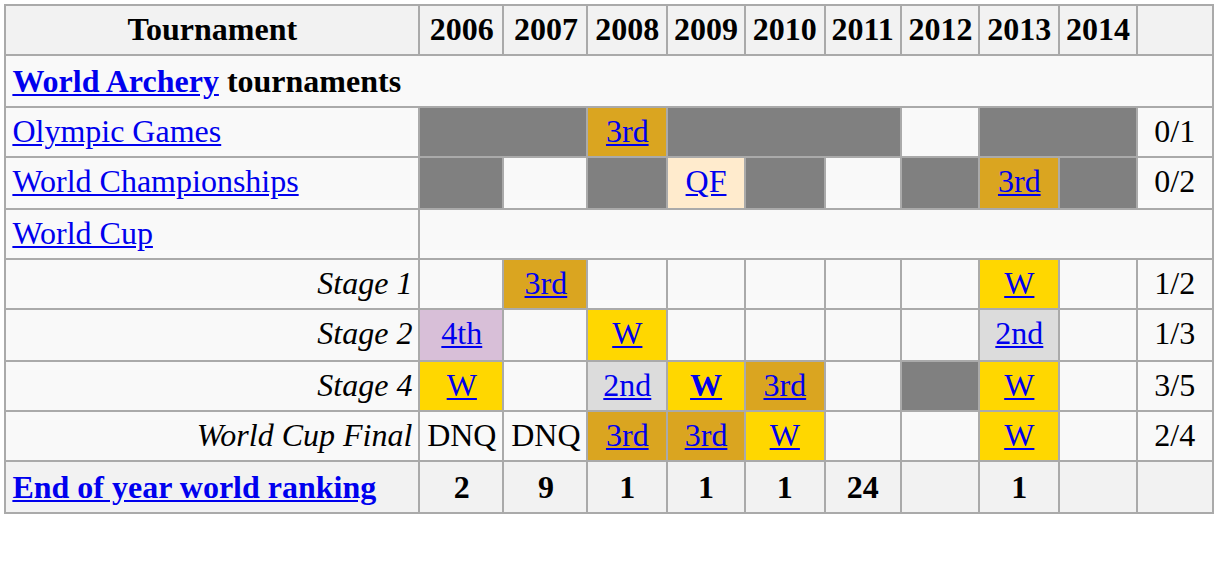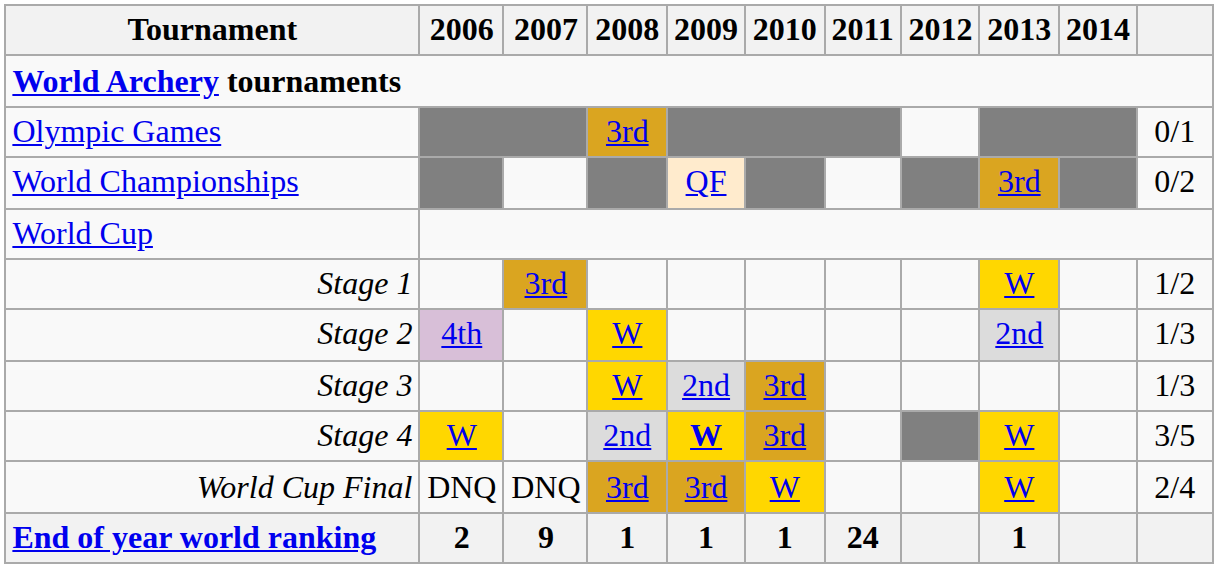+ row: (365, 385)
